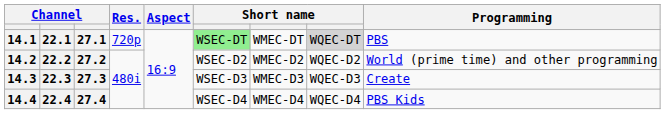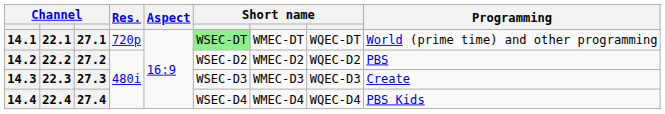(335, 40) lightgrey background -> (335, 40) no background
(377, 40) PBS -> (512, 40) World (prime time) and other programming
(512, 59) World (prime time) and other programming -> (377, 59) PBS
